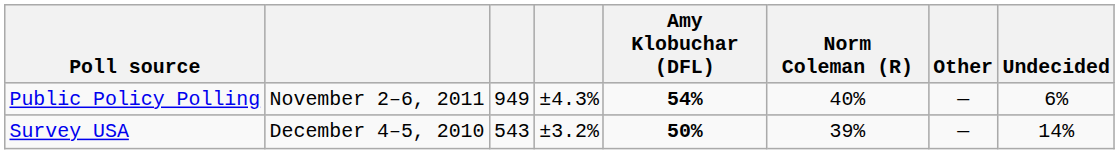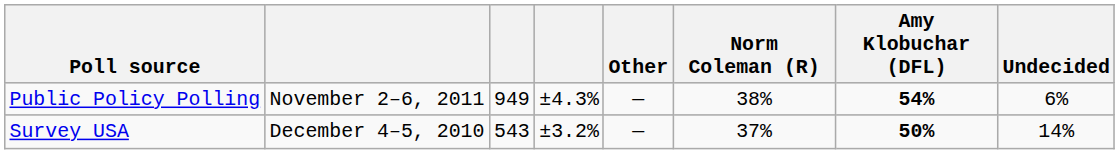columns swapped: (685, 44) <-> (963, 67)
(847, 99) 40% -> (754, 99) 38%
(847, 132) 39% -> (754, 132) 37%
